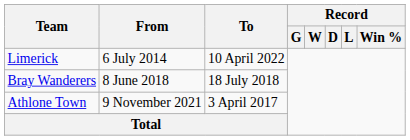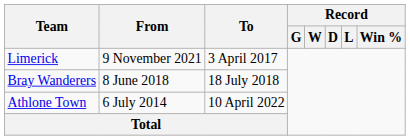(134, 59) 6 July 2014 -> (152, 59) 9 November 2021
(246, 59) 10 April 2022 -> (243, 59) 3 April 2017
(152, 102) 9 November 2021 -> (134, 102) 6 July 2014
(243, 102) 3 April 2017 -> (246, 102) 10 April 2022
